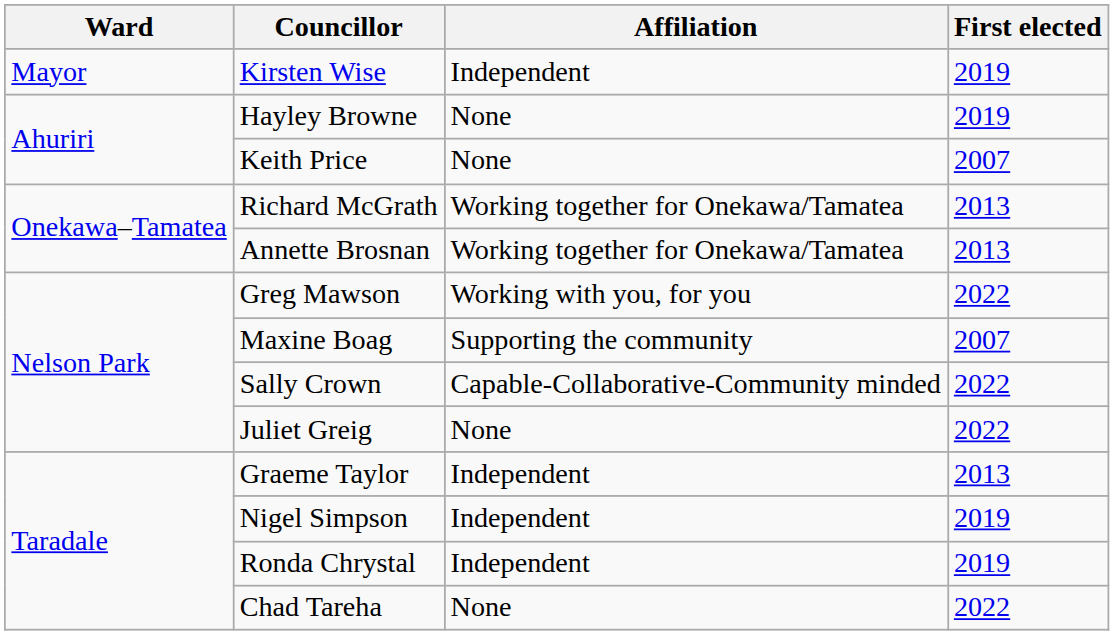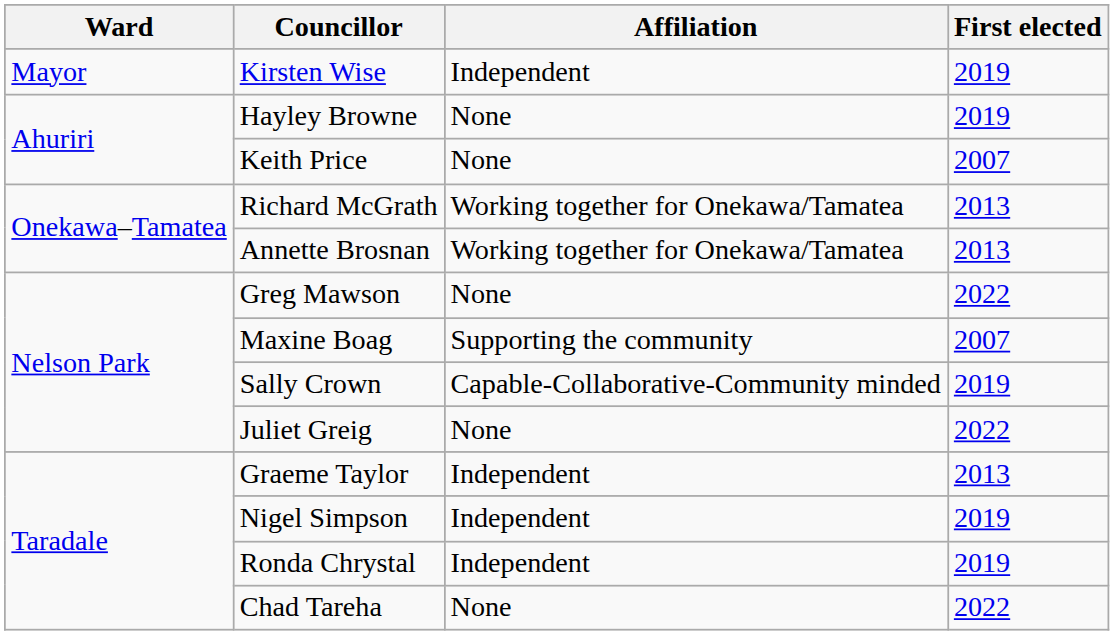(601, 294) Working with you, for you -> (481, 294) None
(982, 384) 2022 -> (982, 384) 2019
